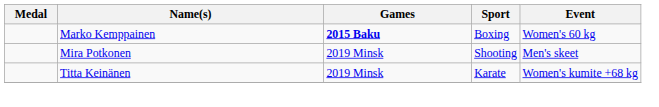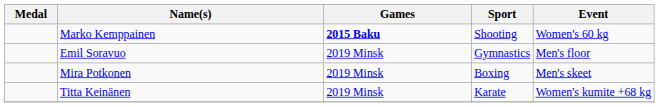(492, 34) Boxing -> (496, 34) Shooting
+ row: (93, 53)
(496, 53) Shooting -> (492, 73) Boxing
